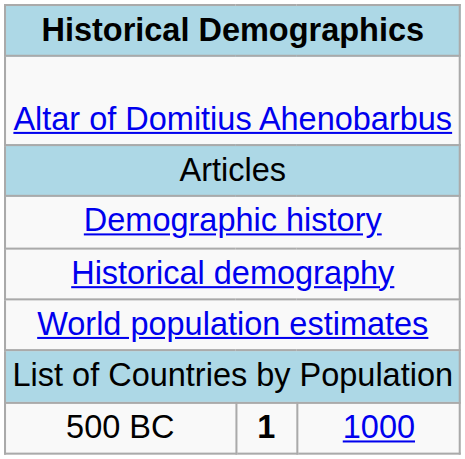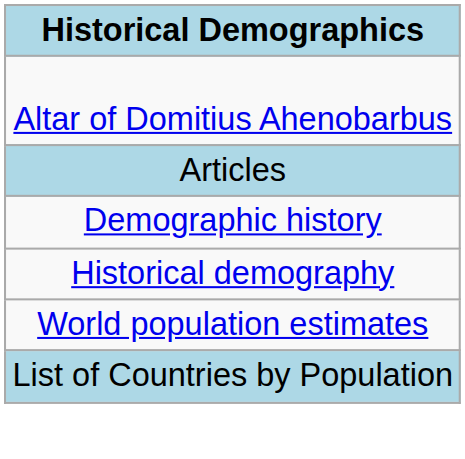- row: (120, 427)
